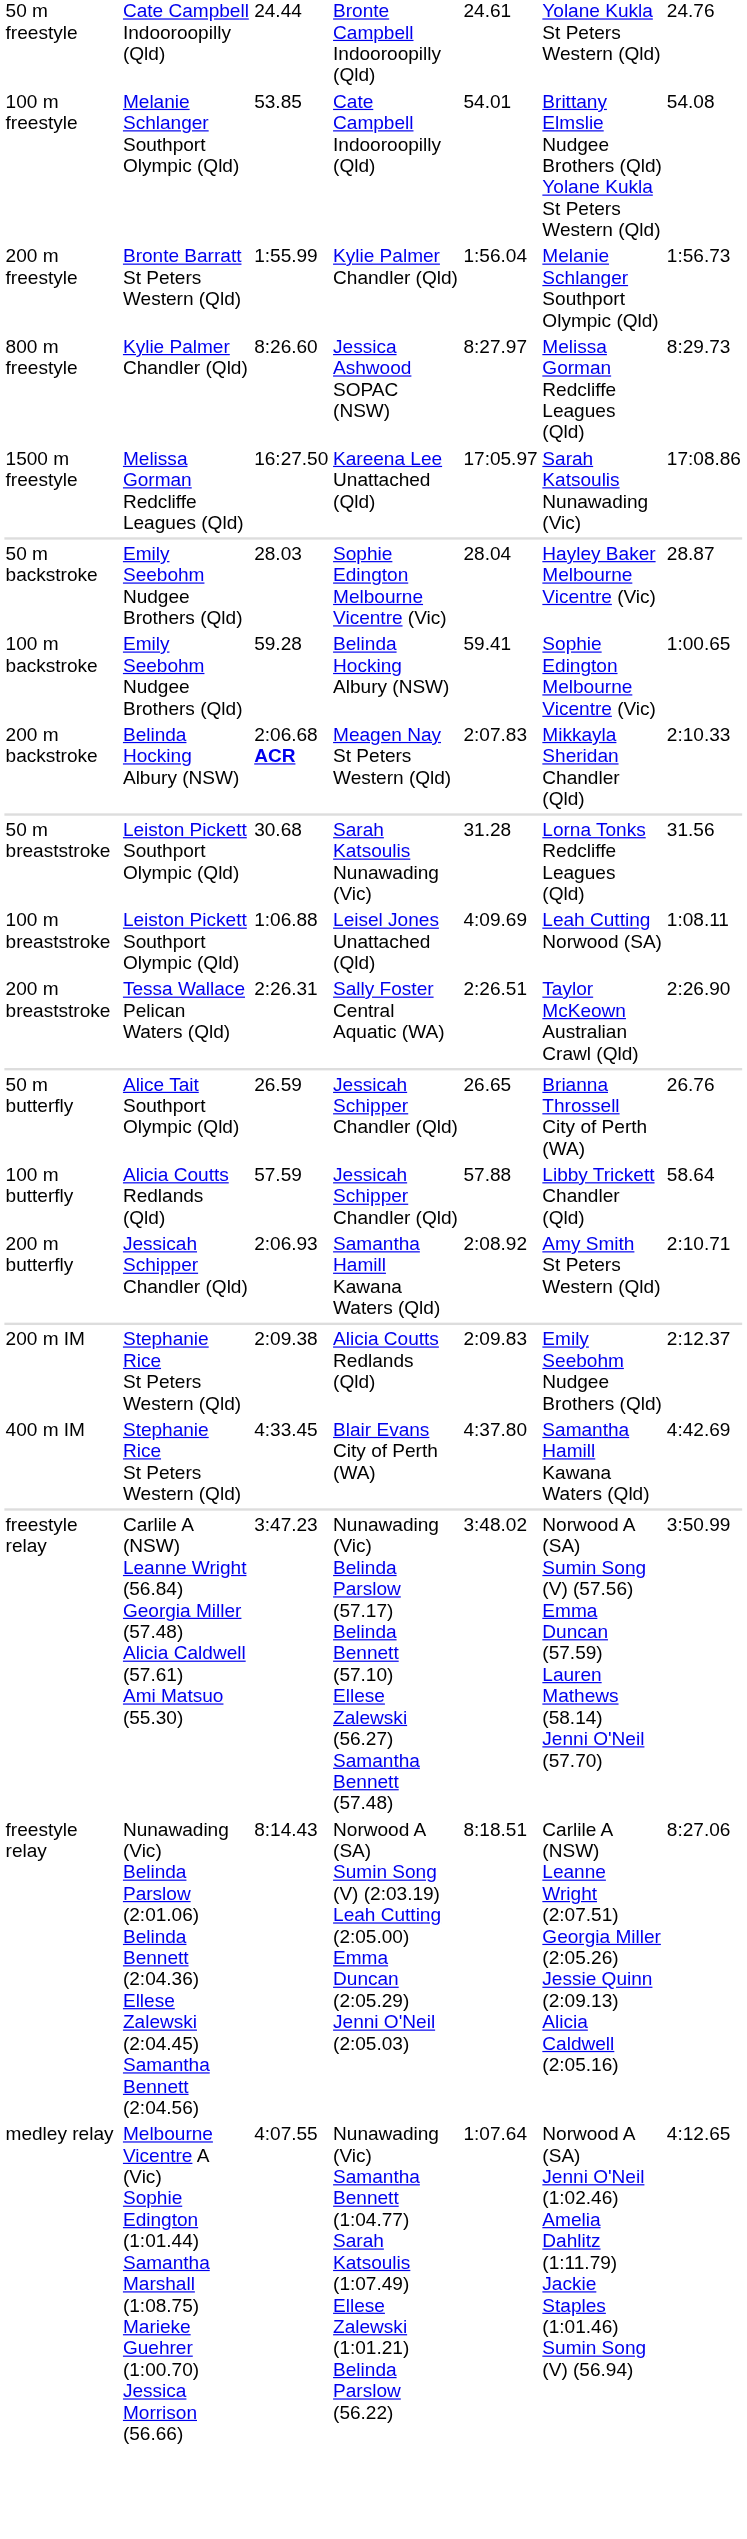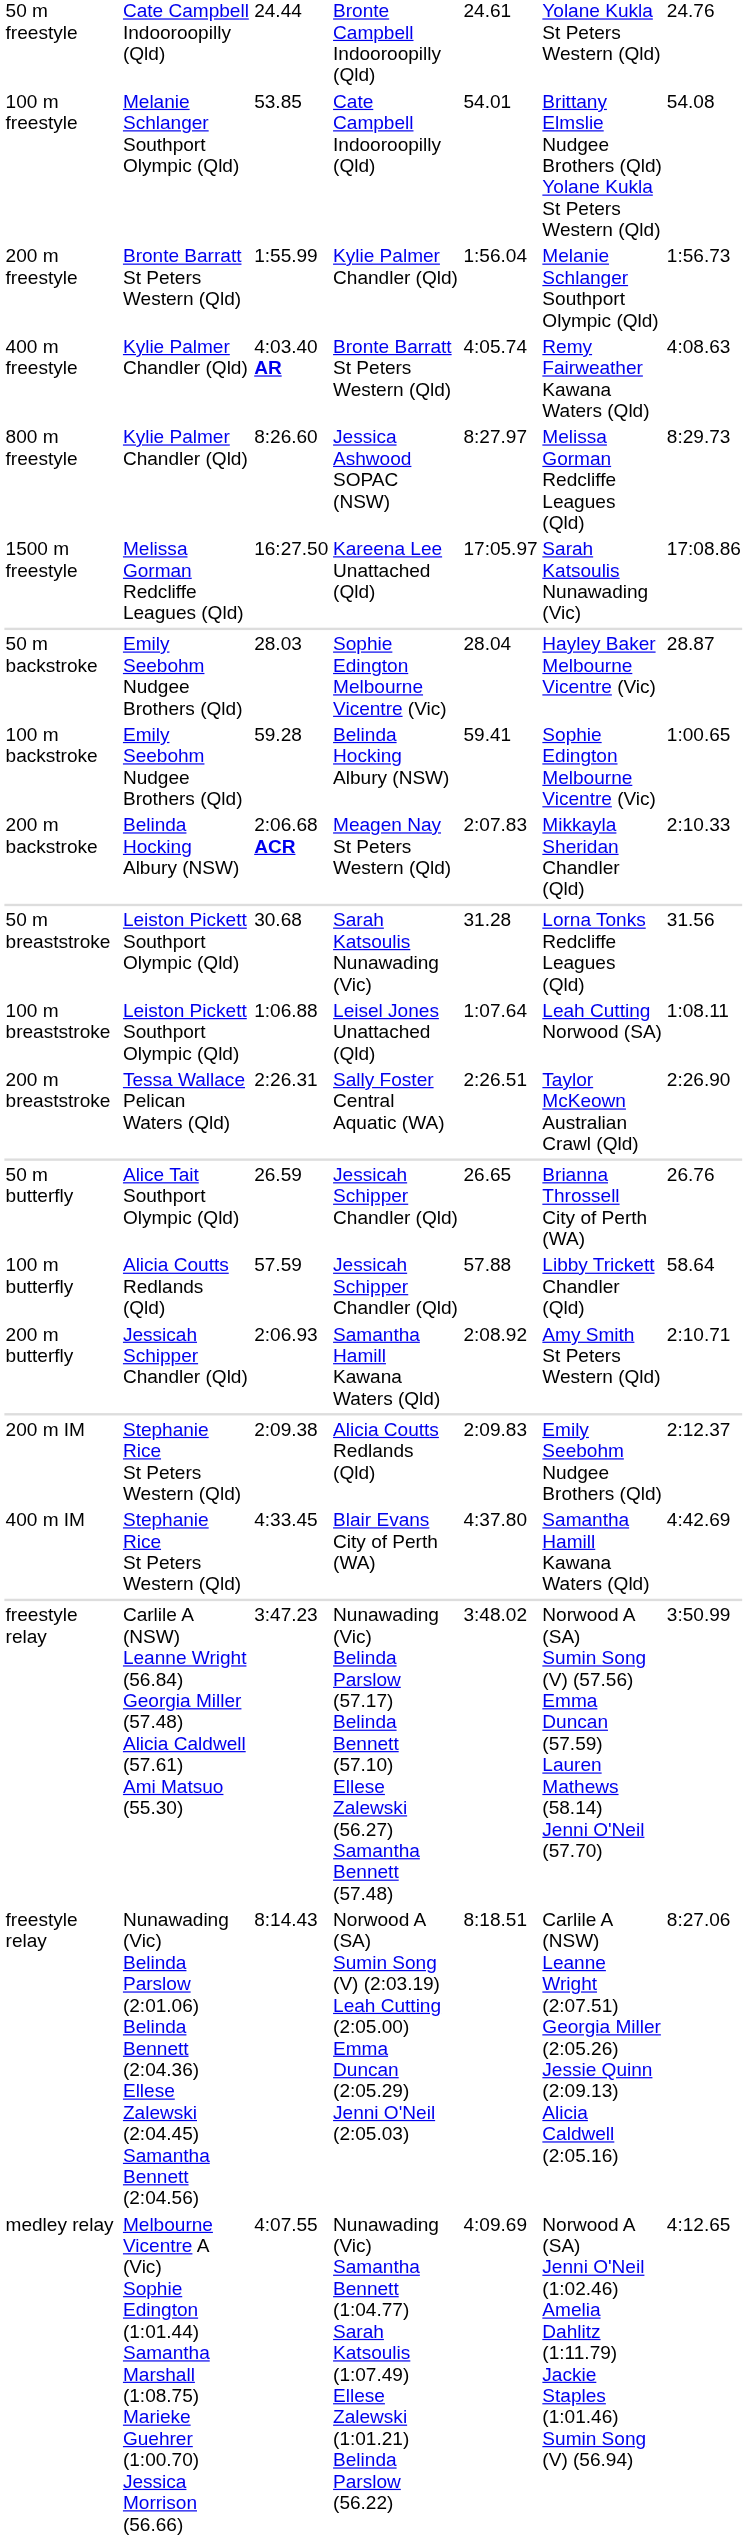+ row: (42, 357)
(495, 920) 4:09.69 -> (495, 1010) 1:07.64
(495, 2134) 1:07.64 -> (495, 2224) 4:09.69
